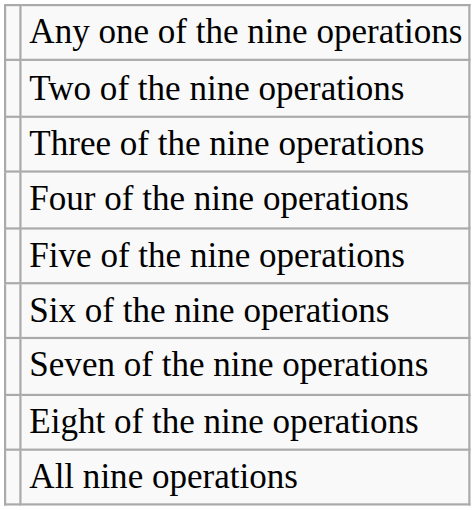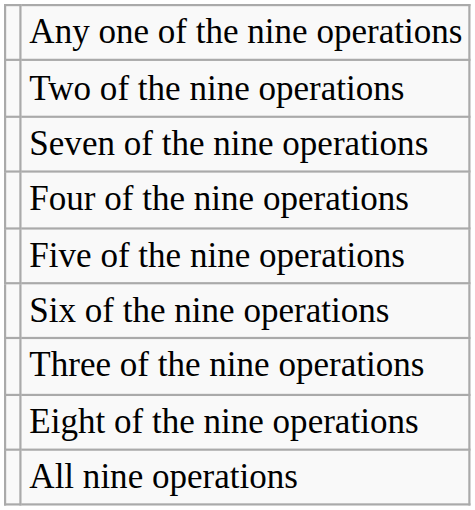rows swapped: (227, 143) <-> (229, 365)
